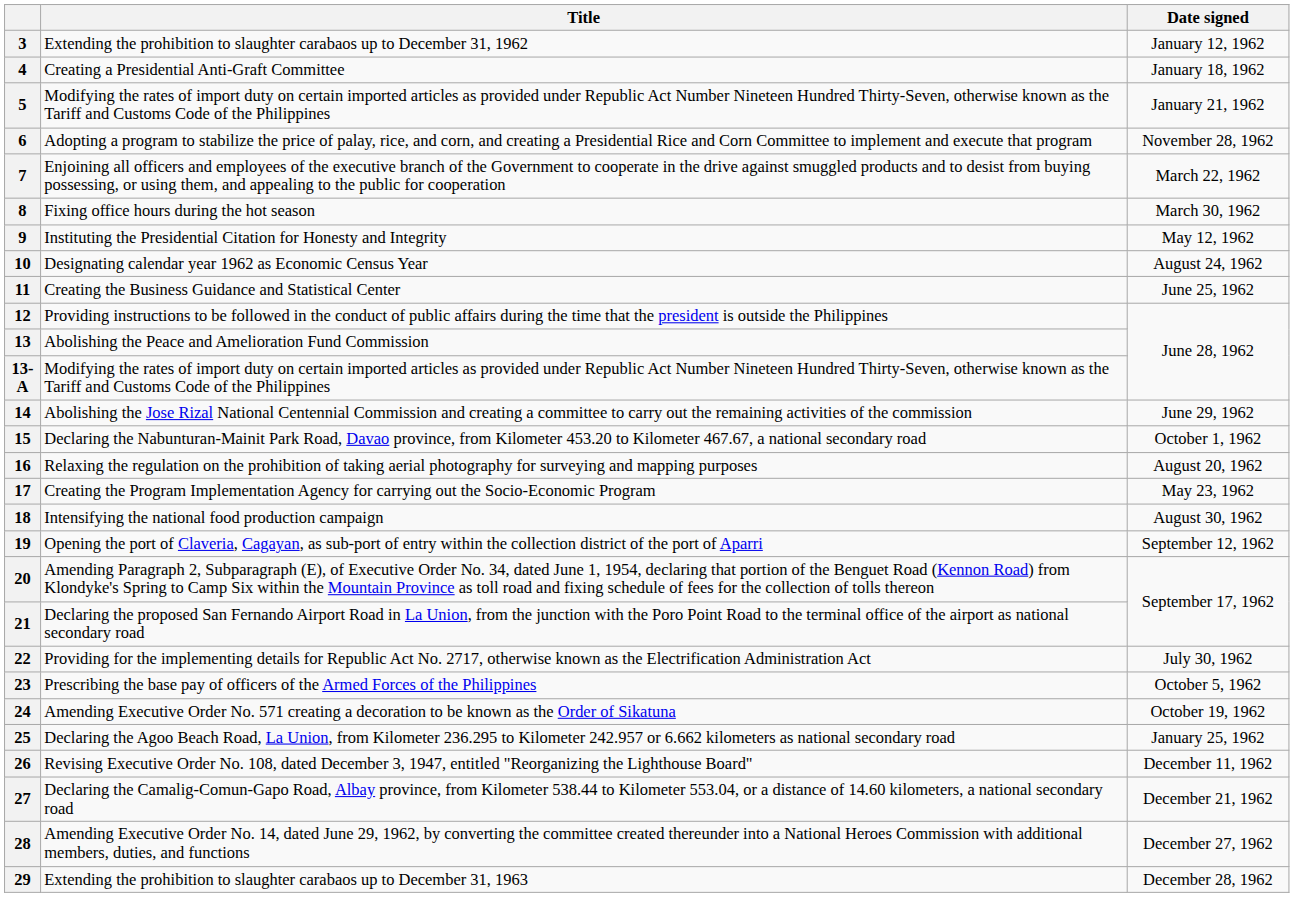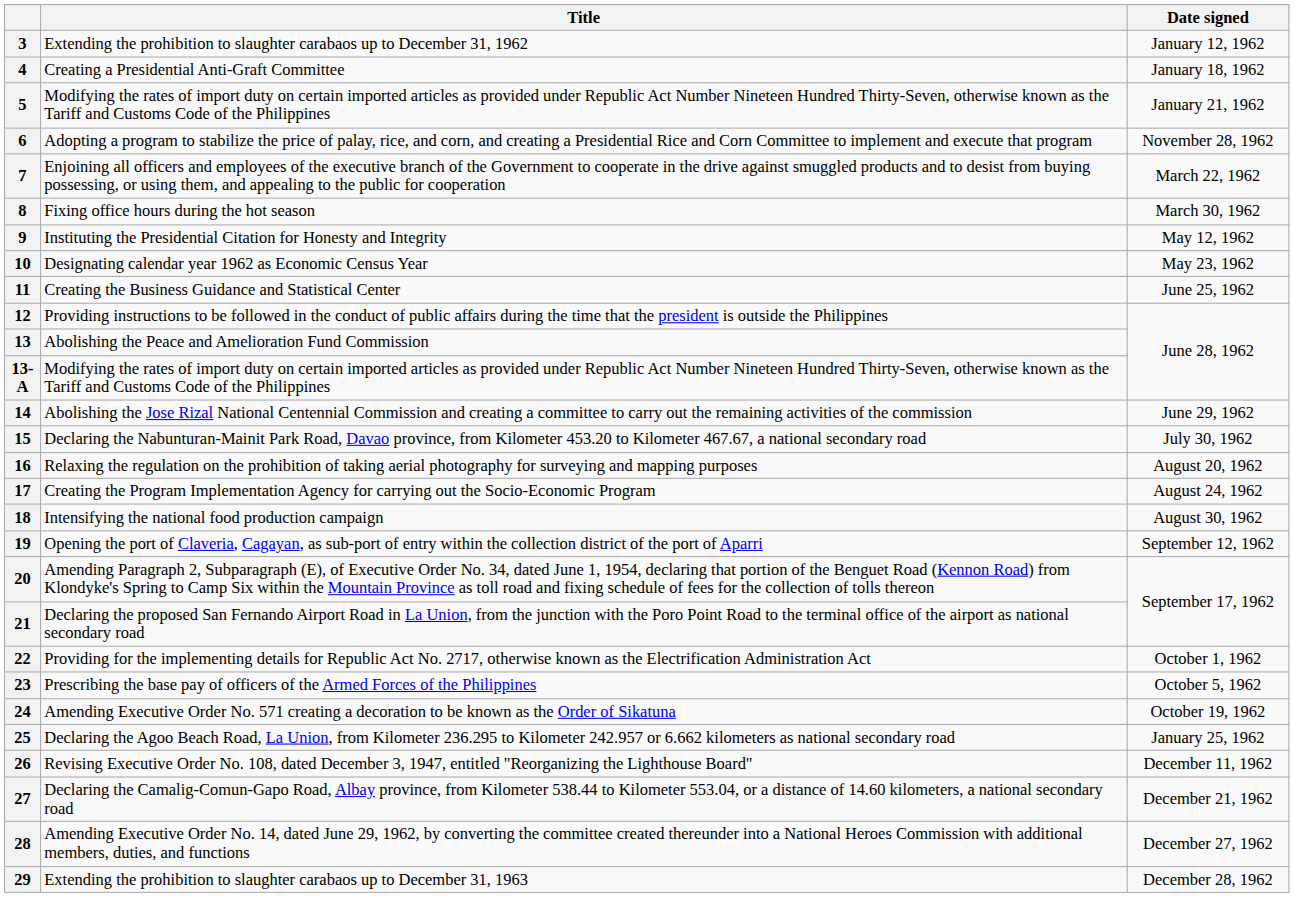(1208, 263) August 24, 1962 -> (1208, 263) May 23, 1962
(1208, 439) October 1, 1962 -> (1208, 439) July 30, 1962
(1208, 491) May 23, 1962 -> (1208, 491) August 24, 1962
(1208, 659) July 30, 1962 -> (1208, 659) October 1, 1962
